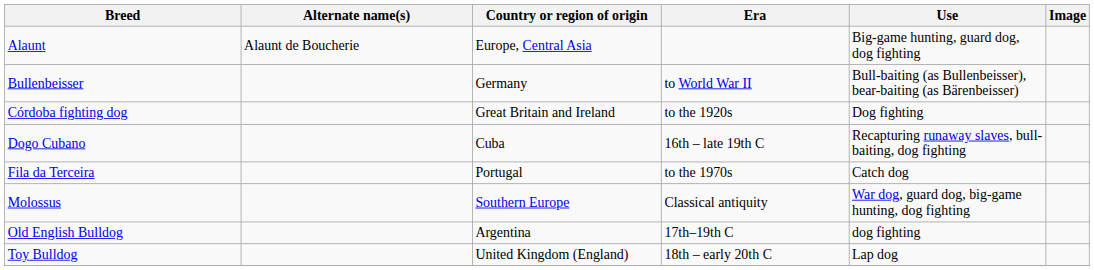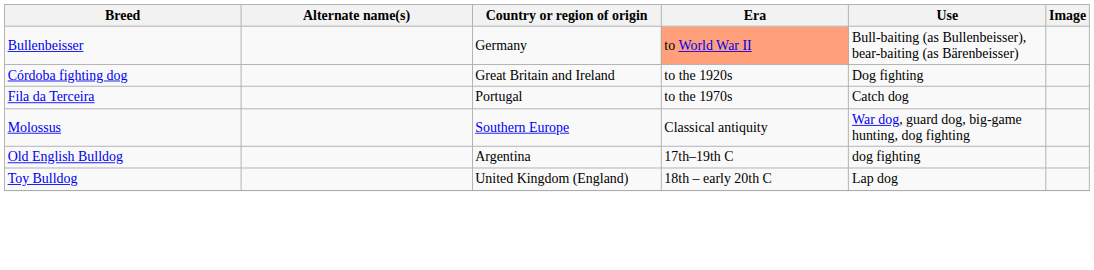- row: (27, 45)
(708, 83) no background -> (708, 45) lightsalmon background
- row: (47, 142)
